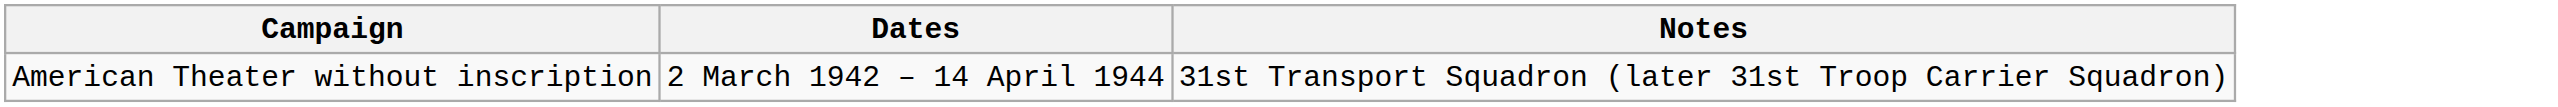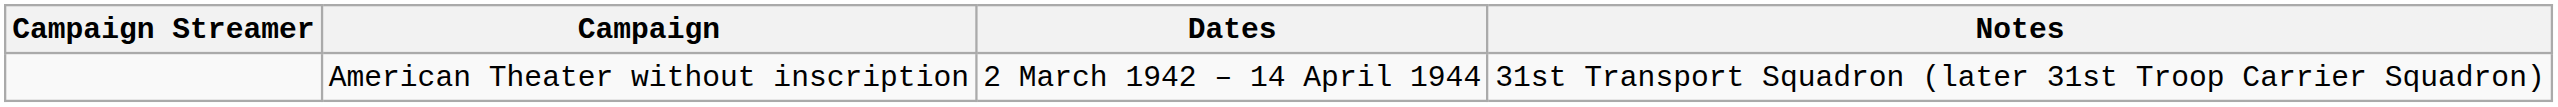+ column: (163, 29)
